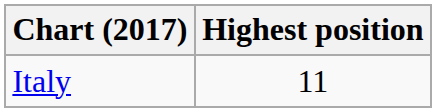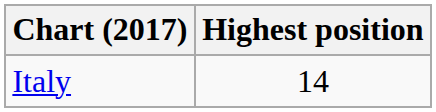(313, 80) 11 -> (313, 80) 14
